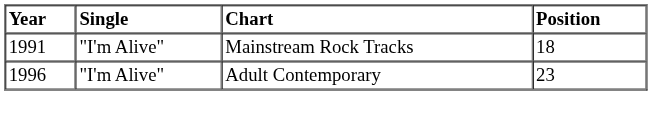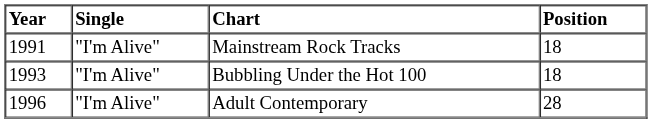+ row: (319, 75)
(545, 75) 23 -> (552, 103) 28
